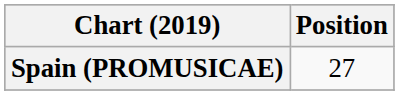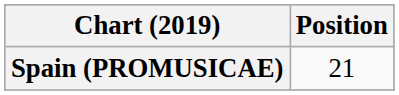(342, 68) 27 -> (342, 68) 21
